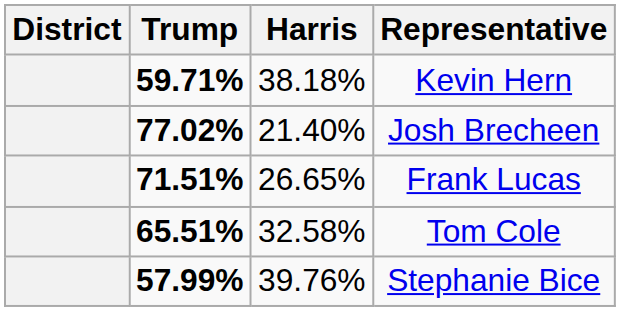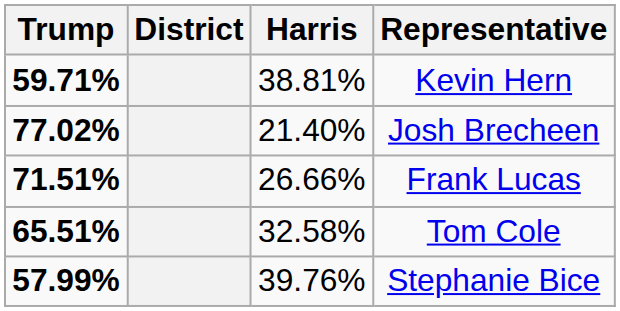columns swapped: (67, 29) <-> (190, 29)
(312, 79) 38.18% -> (312, 79) 38.81%
(312, 180) 26.65% -> (312, 180) 26.66%
